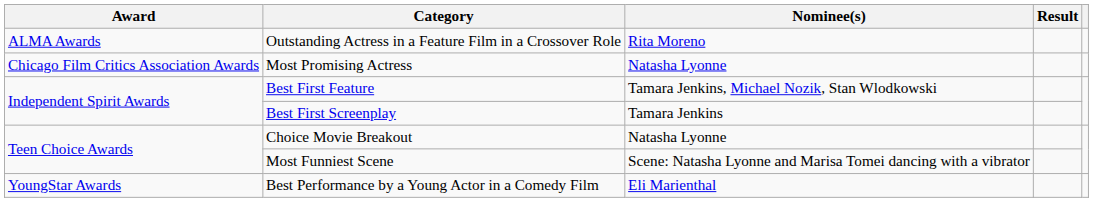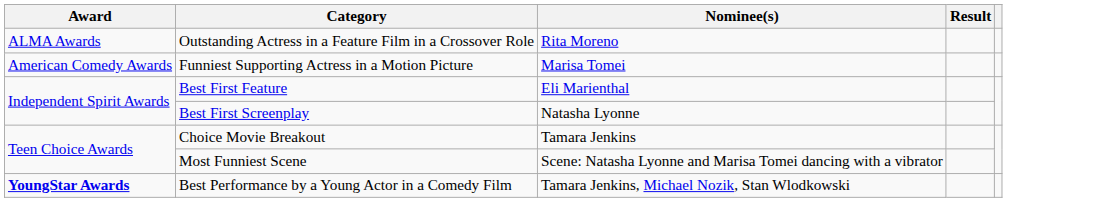+ row: (326, 64)
- row: (339, 64)
(783, 88) Tamara Jenkins, Michael Nozik, Stan Wlodkowski -> (585, 88) Eli Marienthal
(675, 112) Tamara Jenkins -> (590, 112) Natasha Lyonne
(677, 137) Natasha Lyonne -> (588, 137) Tamara Jenkins
(65, 185) normal -> (69, 185) bold
(672, 185) Eli Marienthal -> (696, 185) Tamara Jenkins, Michael Nozik, Stan Wlodkowski
